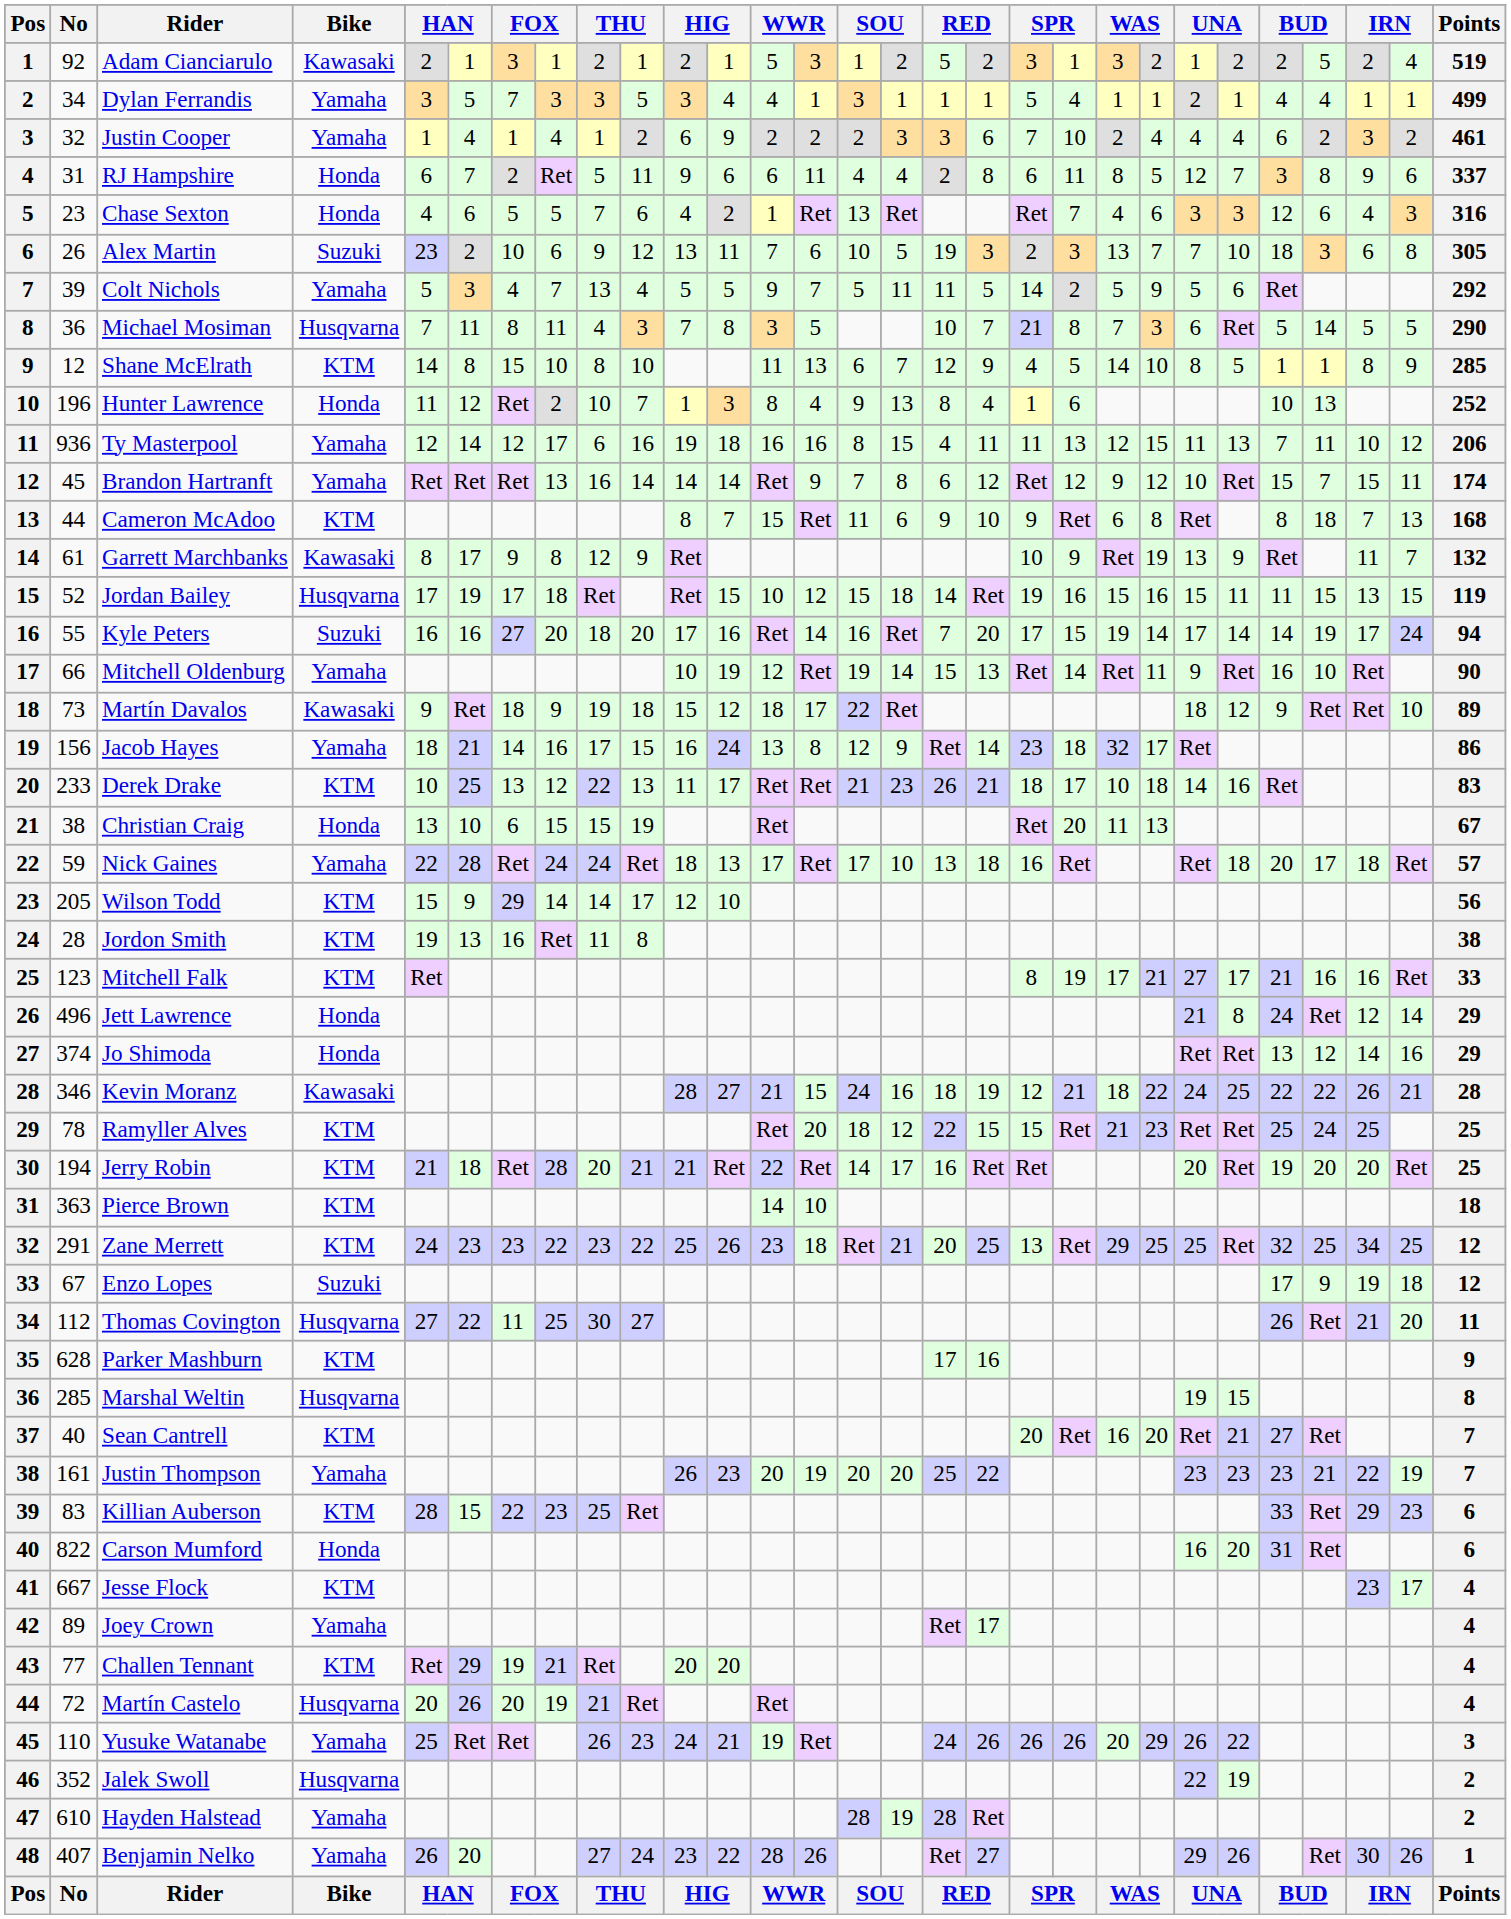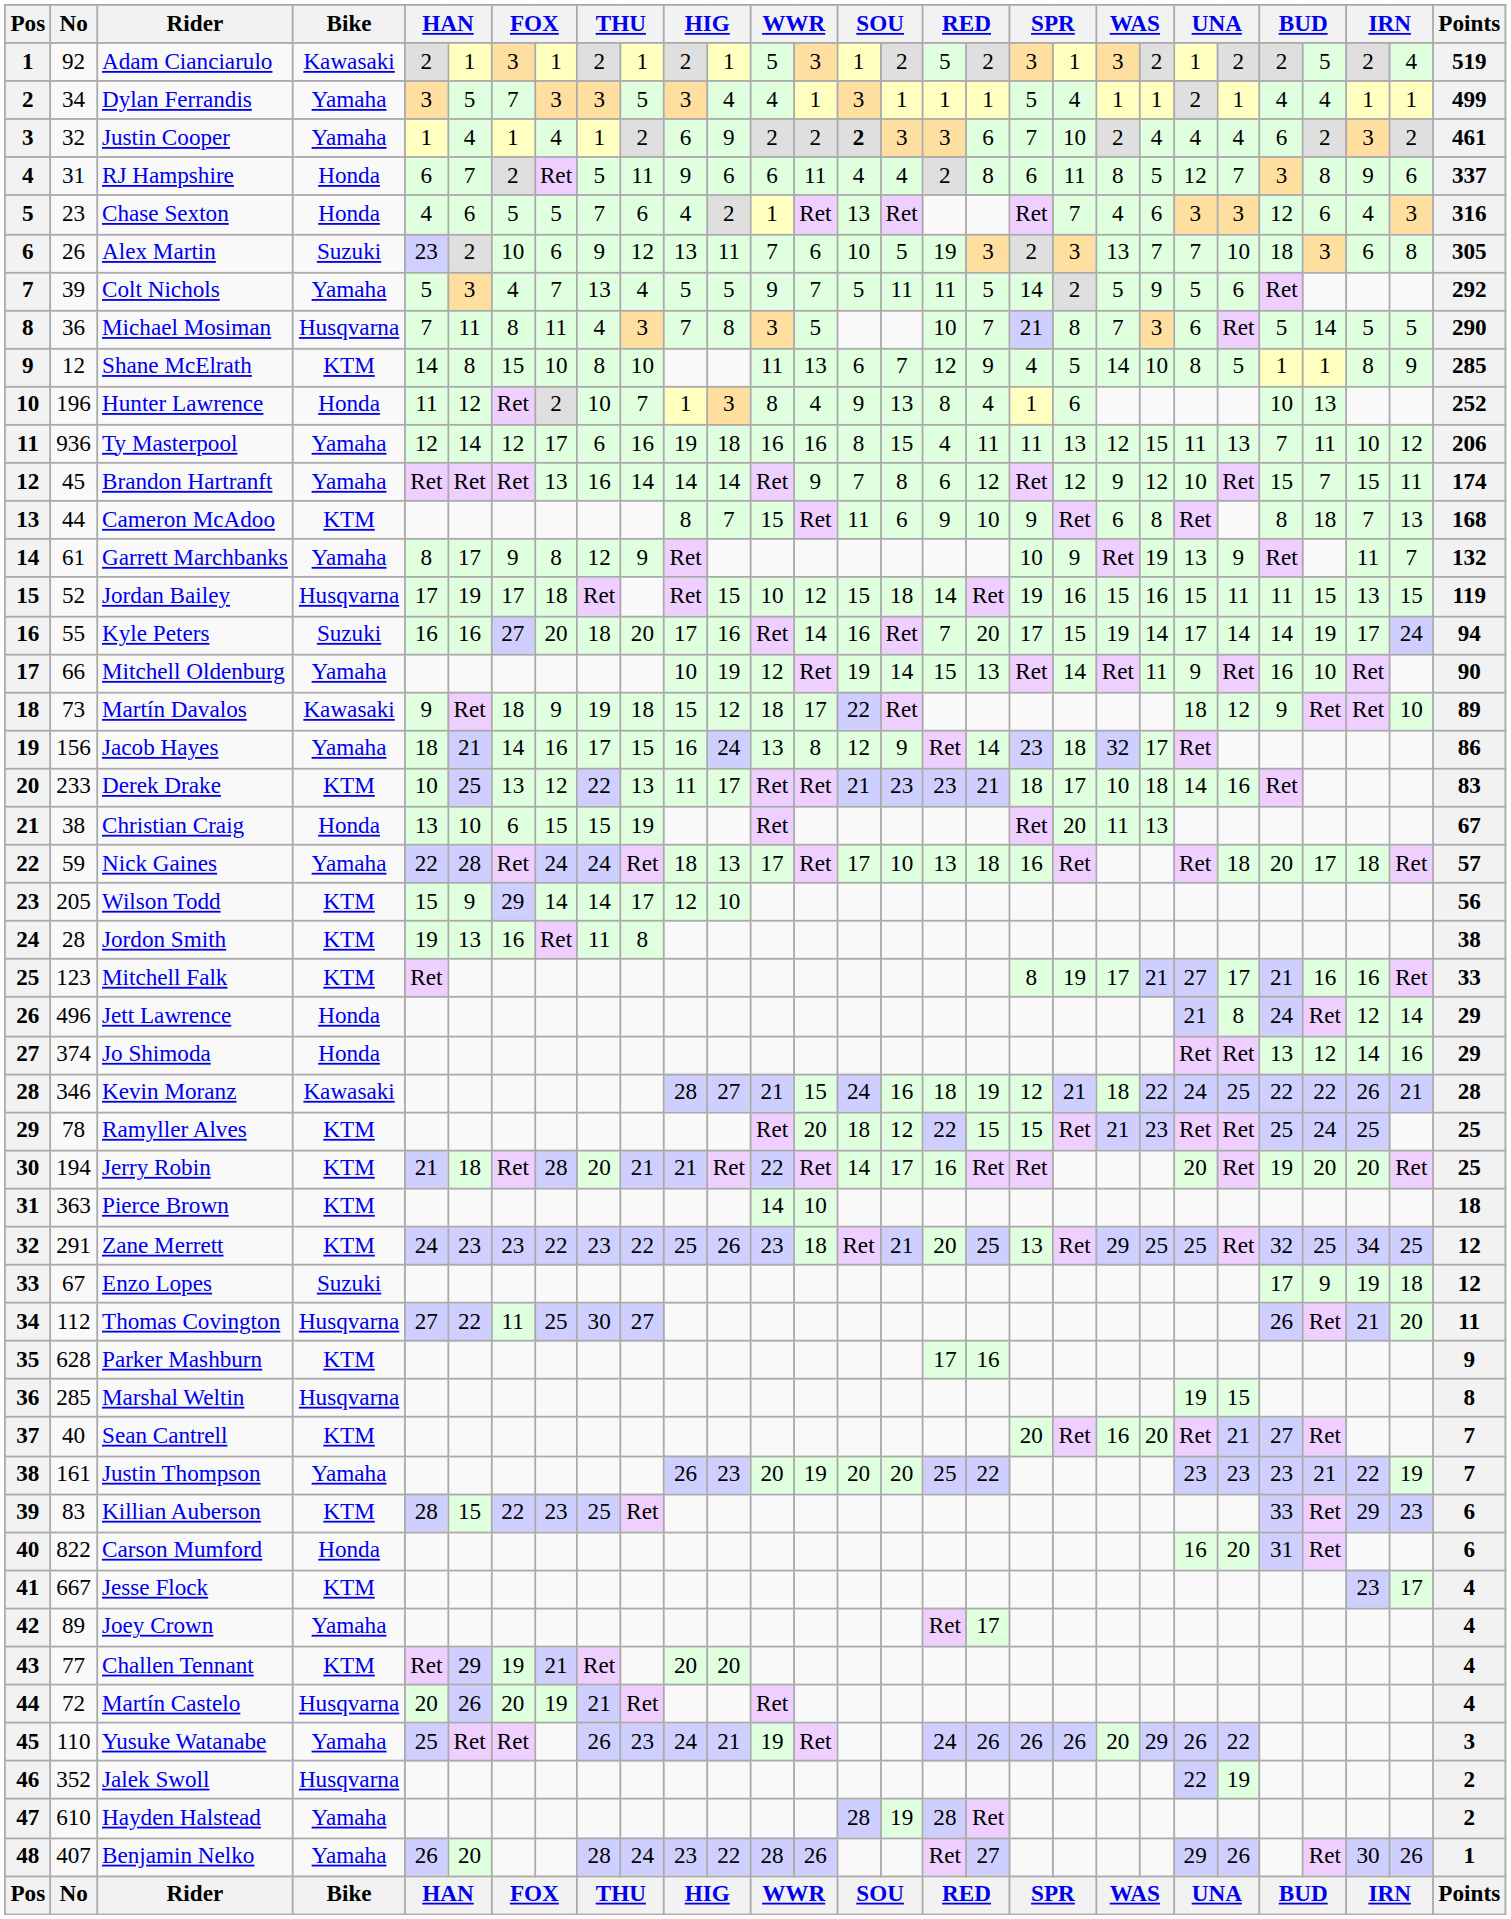(858, 137) normal -> (858, 137) bold
(349, 557) Kawasaki -> (349, 557) Yamaha
(945, 786) 26 -> (945, 786) 23
(599, 1856) 27 -> (599, 1856) 28
